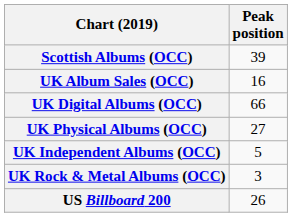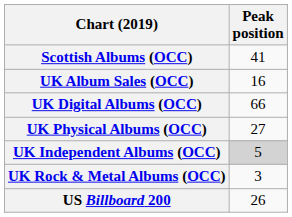(258, 57) 39 -> (258, 57) 41
(258, 152) no background -> (258, 152) lightgrey background
